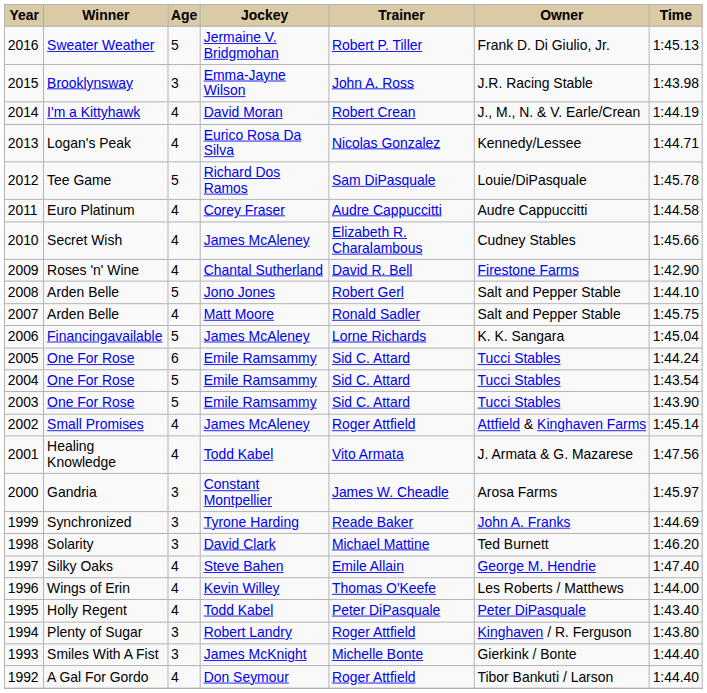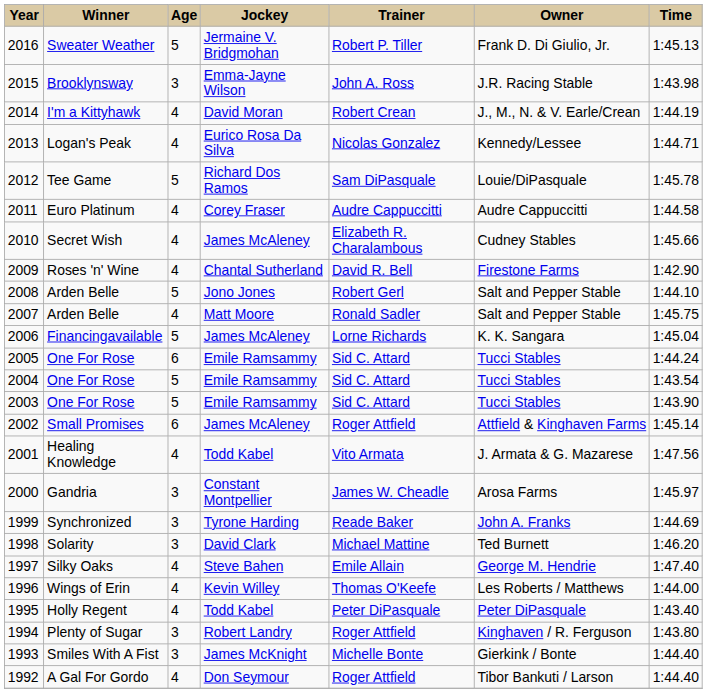(175, 424) 4 -> (175, 424) 6
